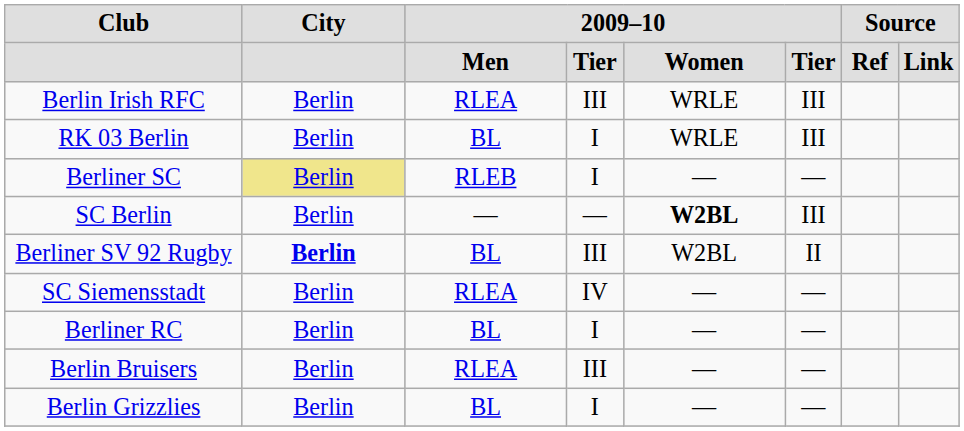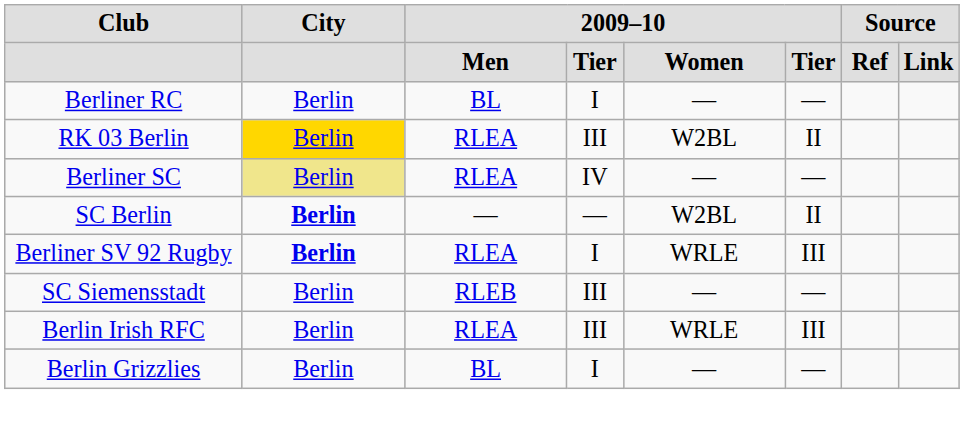rows swapped: (124, 330) <-> (124, 100)
(323, 138) no background -> (323, 138) gold background
(486, 138) BL -> (486, 138) RLEA
(595, 138) I -> (595, 138) III
(704, 138) WRLE -> (704, 138) W2BL
(813, 138) III -> (813, 138) II
(486, 176) RLEB -> (486, 176) RLEA
(595, 176) I -> (595, 176) IV
(323, 215) normal -> (323, 215) bold
(704, 215) bold -> (704, 215) normal
(813, 215) III -> (813, 215) II
(486, 253) BL -> (486, 253) RLEA
(595, 253) III -> (595, 253) I
(704, 253) W2BL -> (704, 253) WRLE
(813, 253) II -> (813, 253) III
(486, 291) RLEA -> (486, 291) RLEB
(595, 291) IV -> (595, 291) III
- row: (124, 368)
